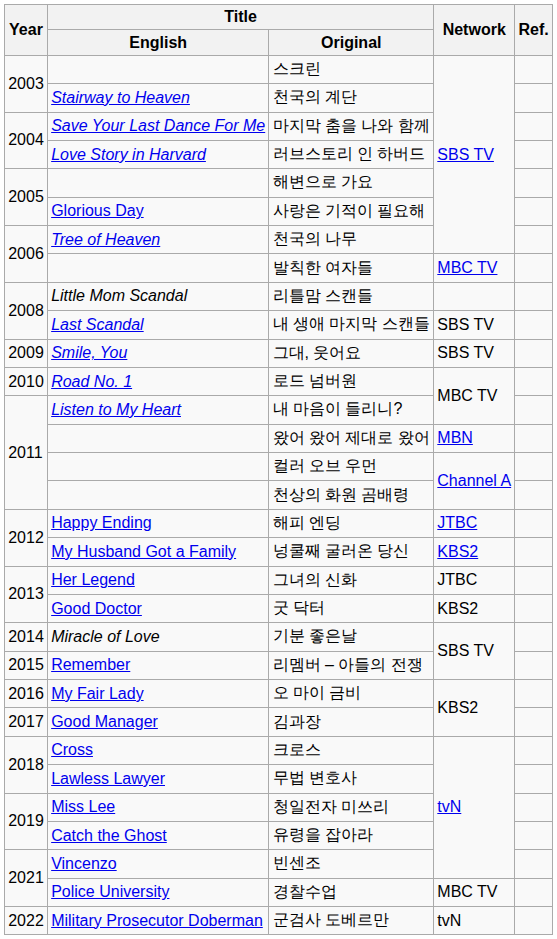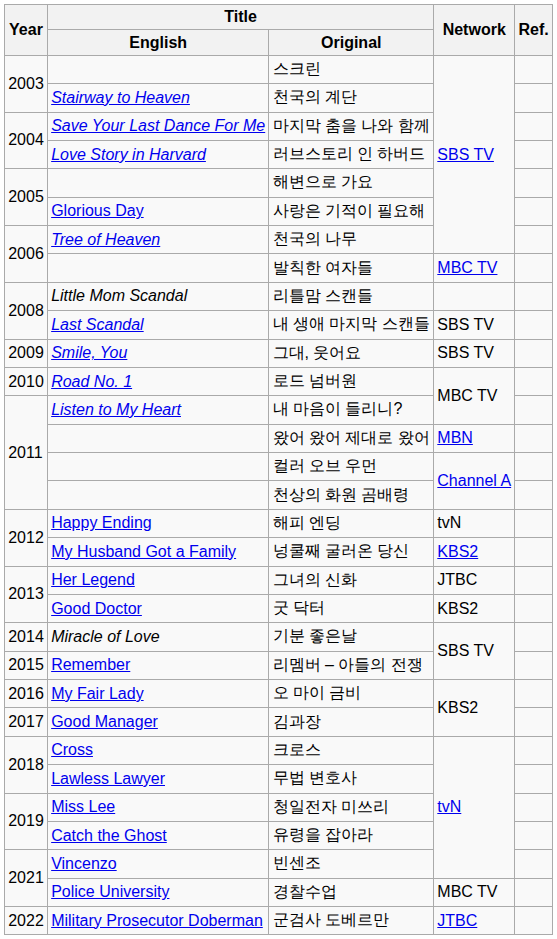(457, 523) JTBC -> (449, 523) tvN
(449, 920) tvN -> (457, 920) JTBC
